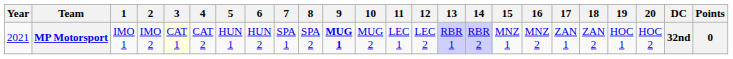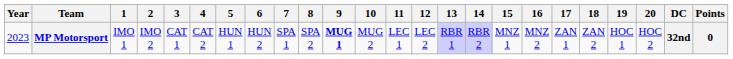(18, 37) 2021 -> (18, 37) 2023
(177, 37) lightyellow background -> (177, 37) no background
